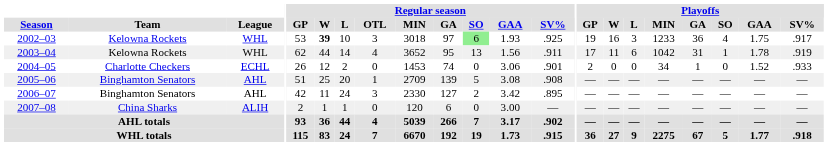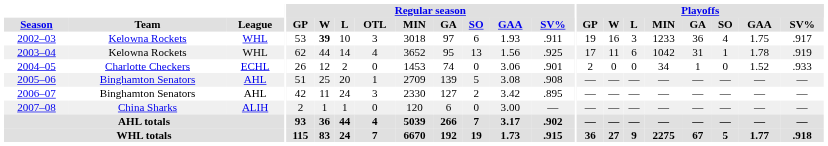(476, 38) lightgreen background -> (476, 38) no background
(553, 38) .925 -> (553, 38) .911
(553, 52) .911 -> (553, 52) .925
